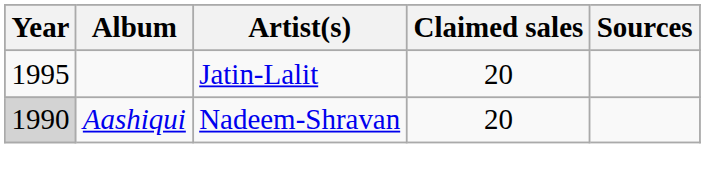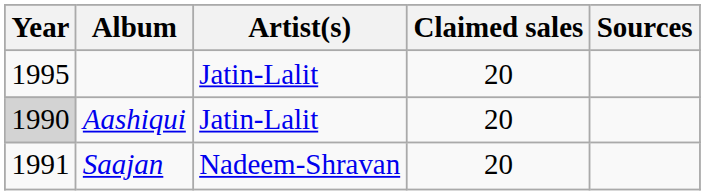(300, 119) Nadeem-Shravan -> (259, 119) Jatin-Lalit
+ row: (123, 165)
